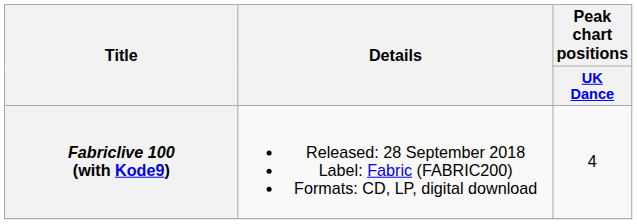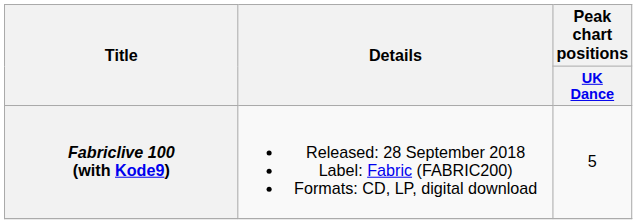(592, 161) 4 -> (592, 161) 5
